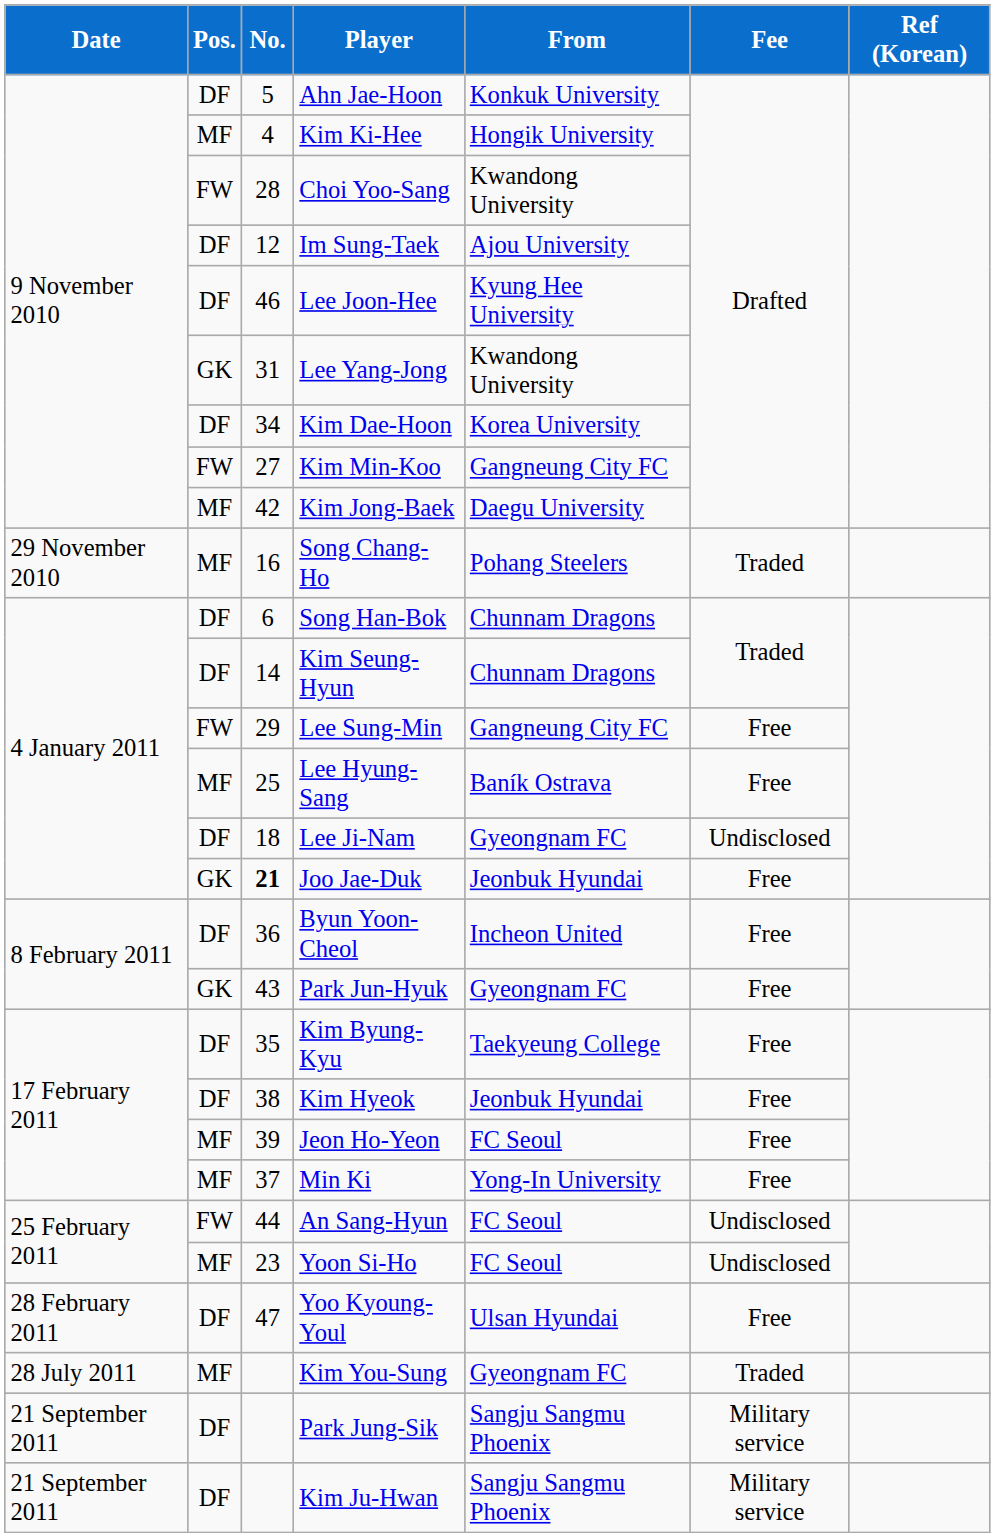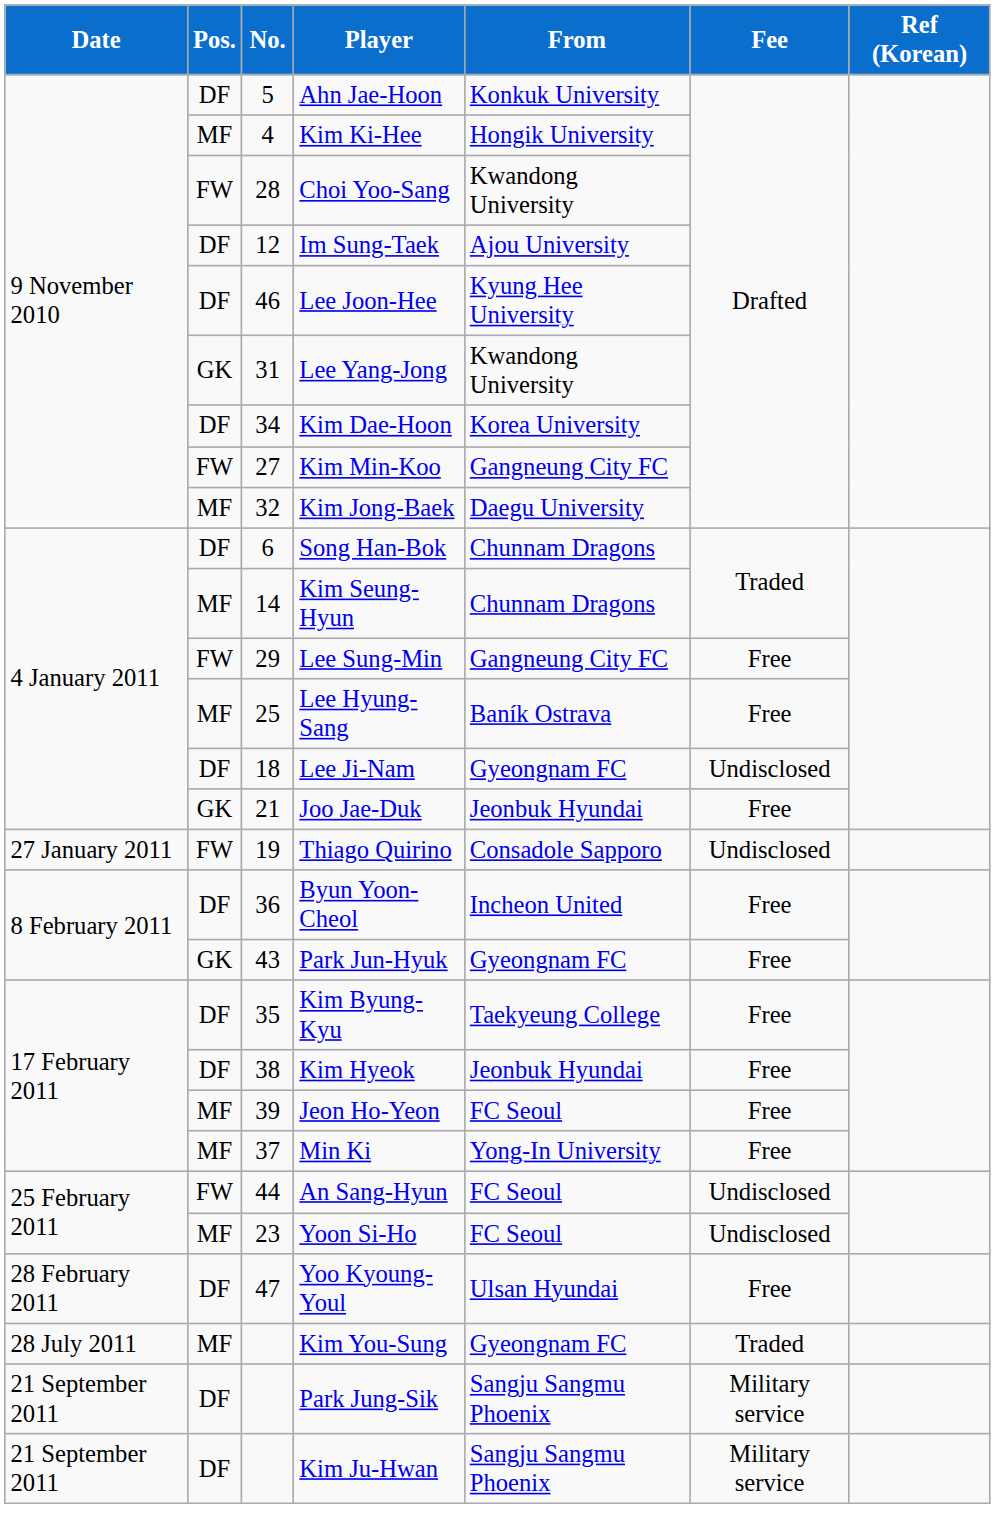(268, 507) 42 -> (268, 507) 32
- row: (364, 562)
(214, 672) DF -> (214, 602) MF
(268, 878) bold -> (268, 808) normal
+ row: (376, 849)
